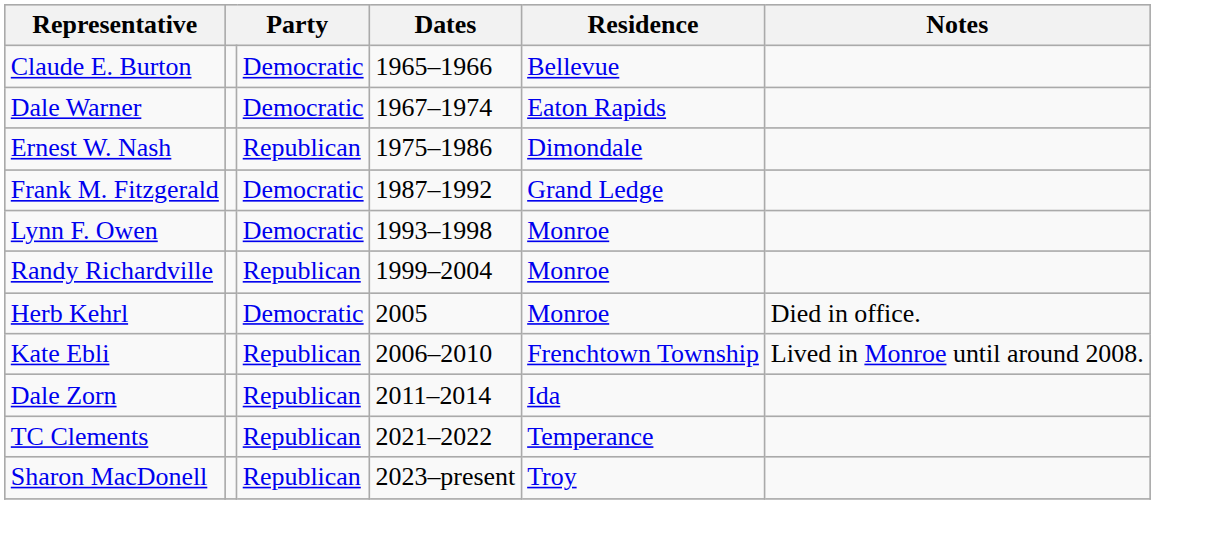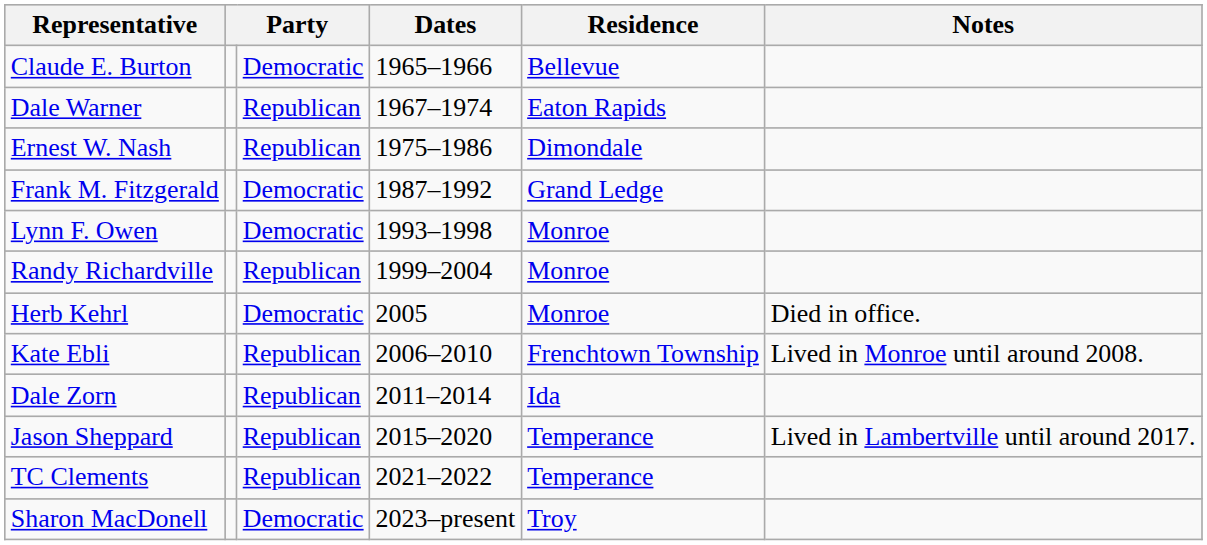(303, 107) Democratic -> (302, 107) Republican
+ row: (92, 436)
(302, 477) Republican -> (303, 518) Democratic
